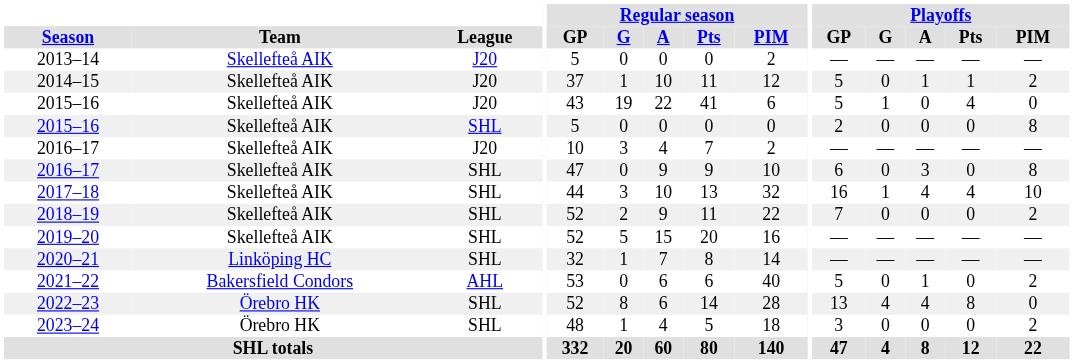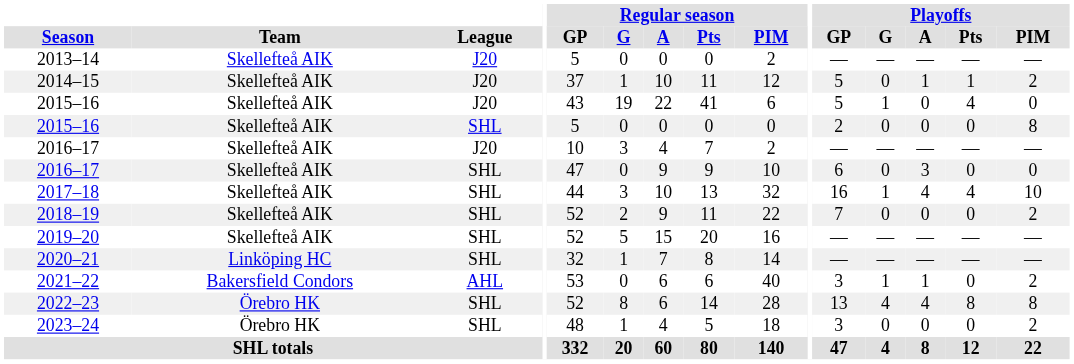(1033, 170) 8 -> (1033, 170) 0
(839, 281) 5 -> (839, 281) 3
(885, 281) 0 -> (885, 281) 1
(1033, 303) 0 -> (1033, 303) 8
